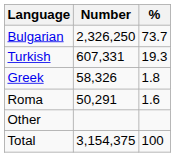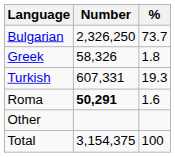rows swapped: (29, 57) <-> (26, 78)
(97, 99) normal -> (97, 99) bold
